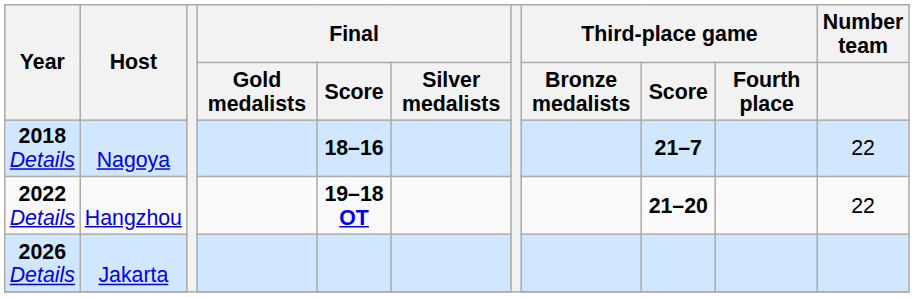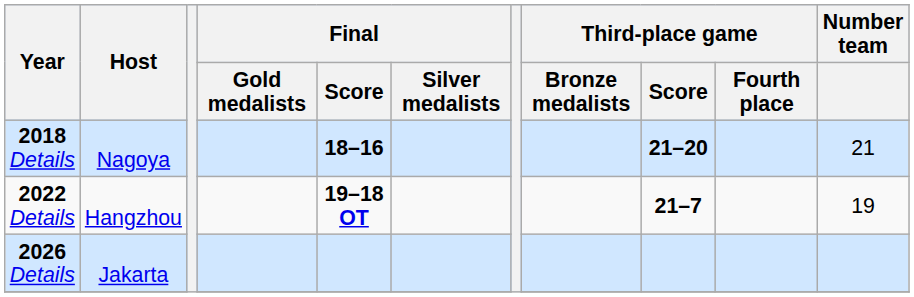(678, 149) 21–7 -> (678, 149) 21–20
(863, 149) 22 -> (863, 149) 21
(678, 206) 21–20 -> (678, 206) 21–7
(863, 206) 22 -> (863, 206) 19
